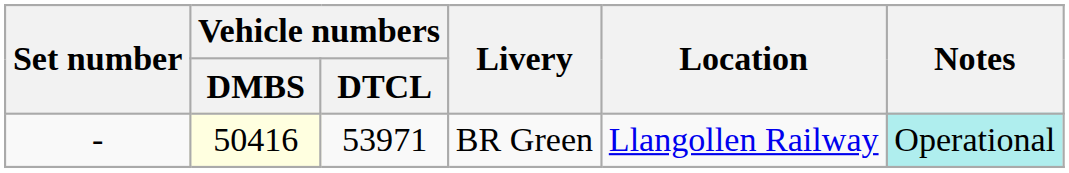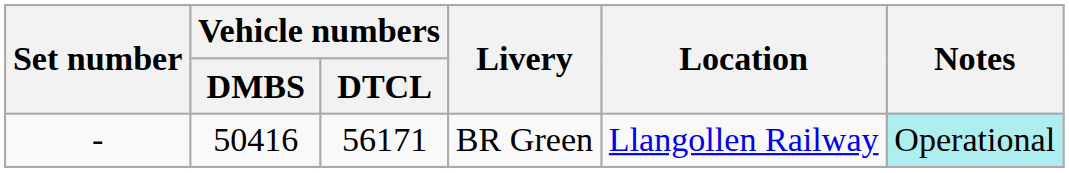(256, 139) lightyellow background -> (256, 139) no background
(385, 139) 53971 -> (385, 139) 56171
